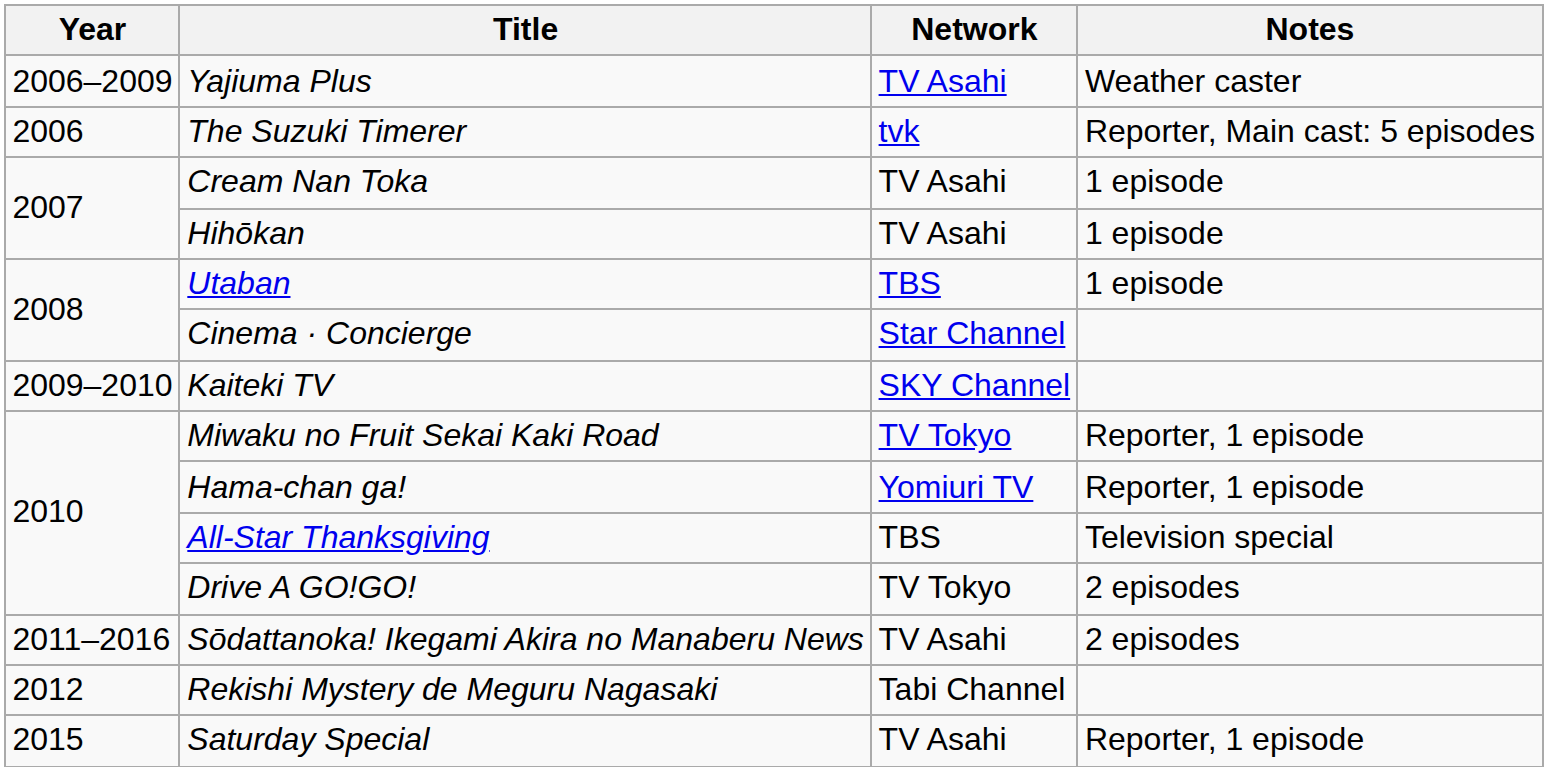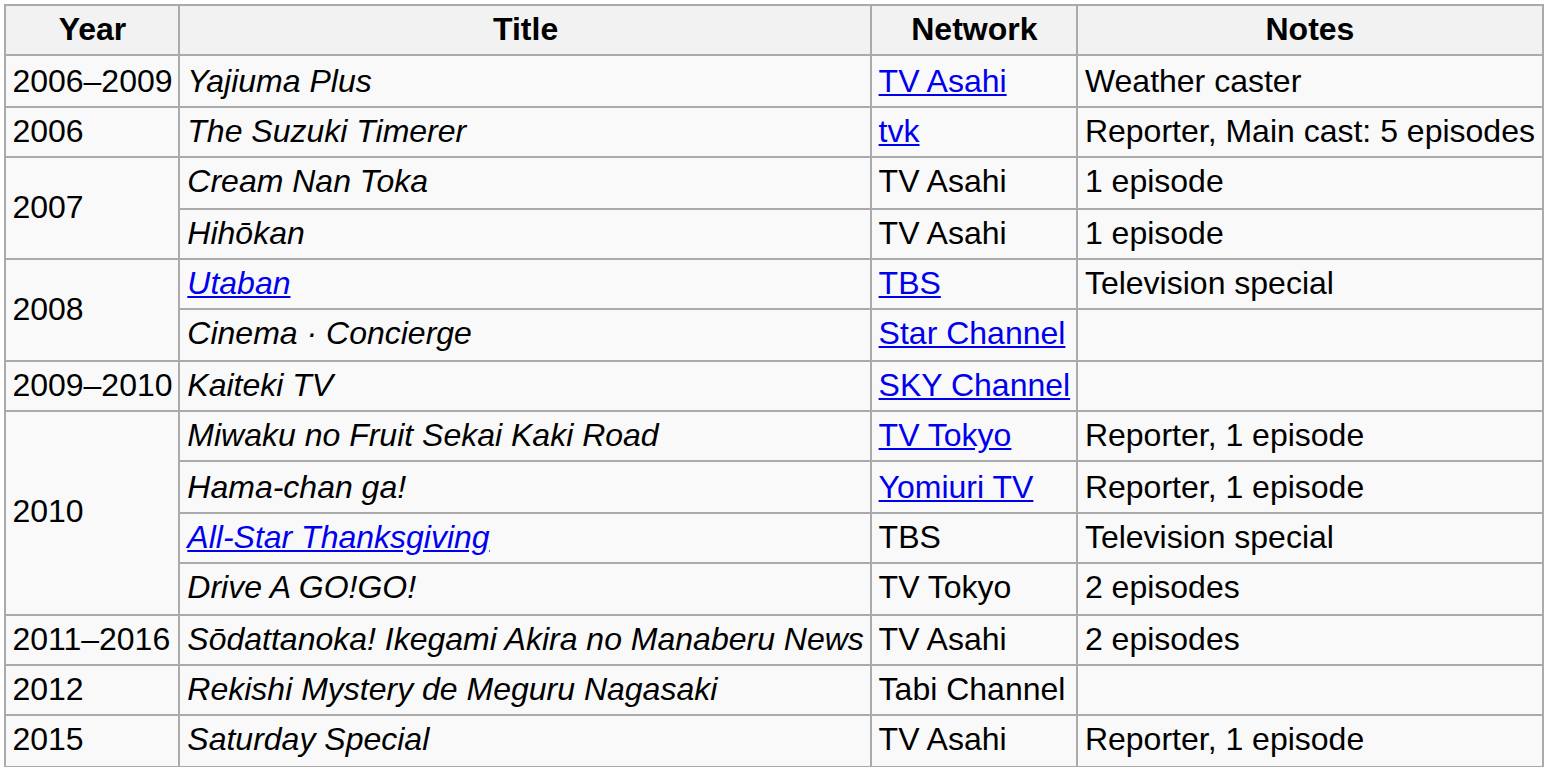(1154, 283) 1 episode -> (1209, 283) Television special
